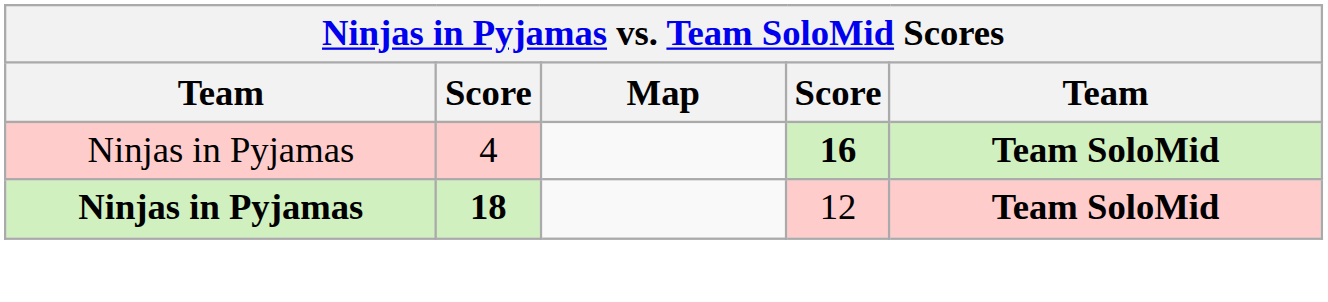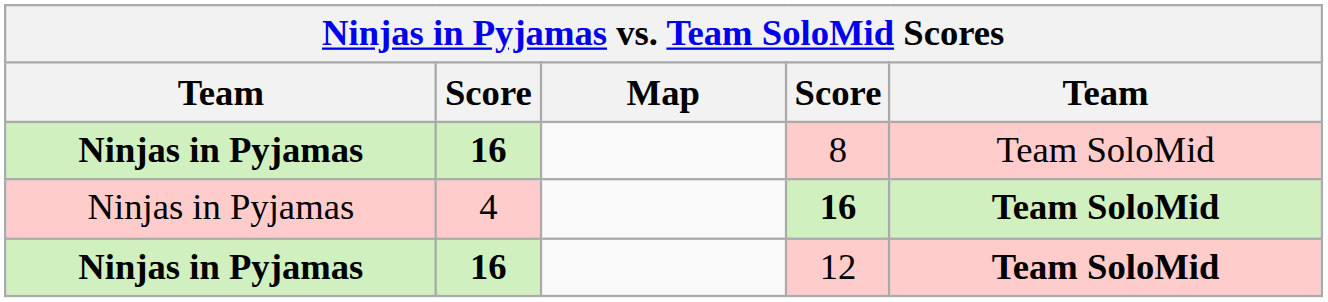+ row: (838, 149)
(488, 207) 18 -> (488, 265) 16
